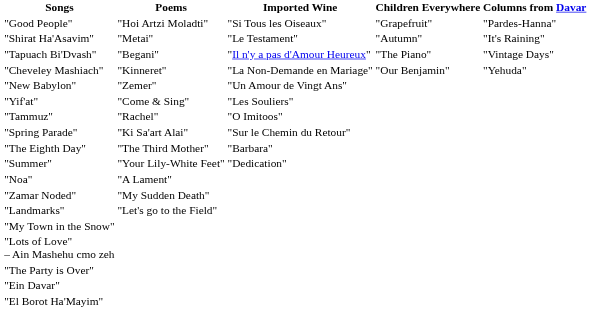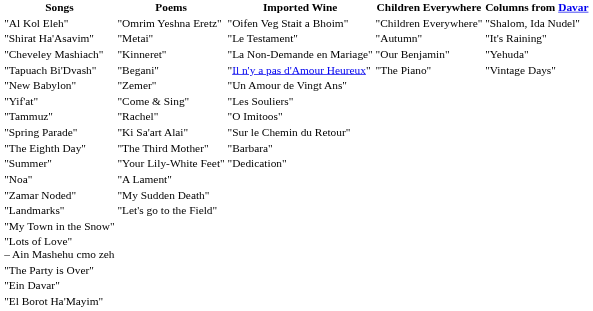+ row: (36, 23)
- row: (38, 23)
rows swapped: (54, 70) <-> (50, 54)
